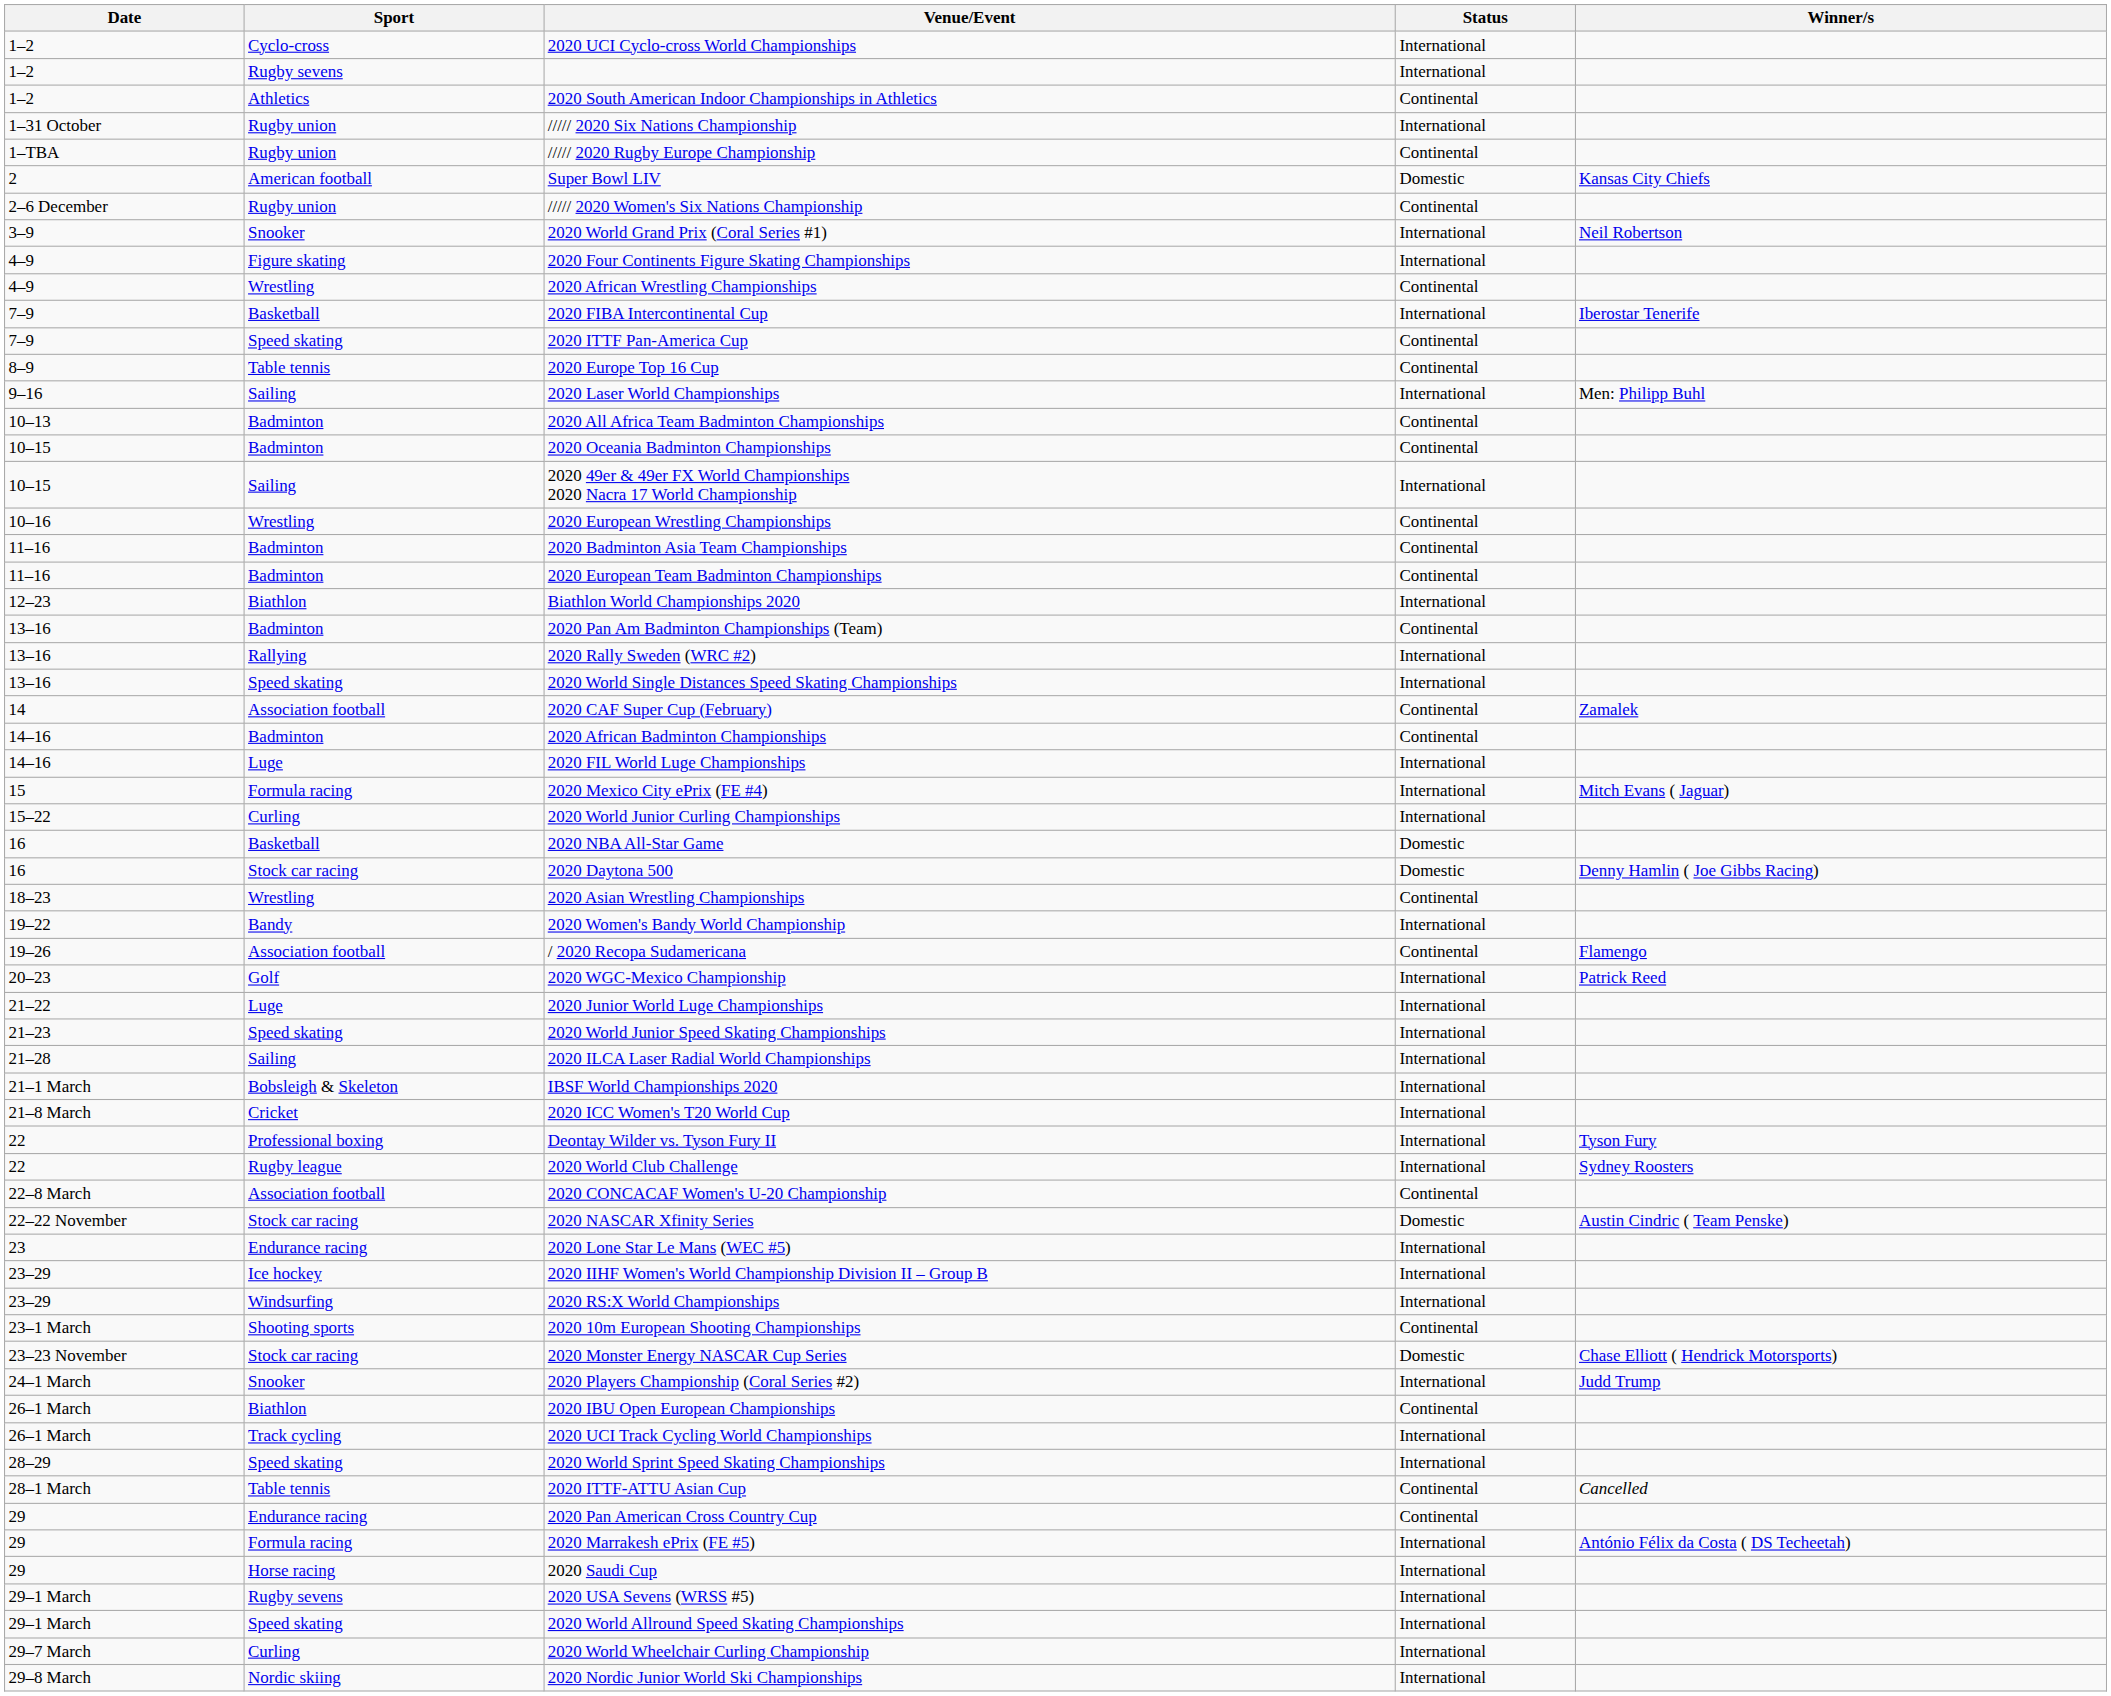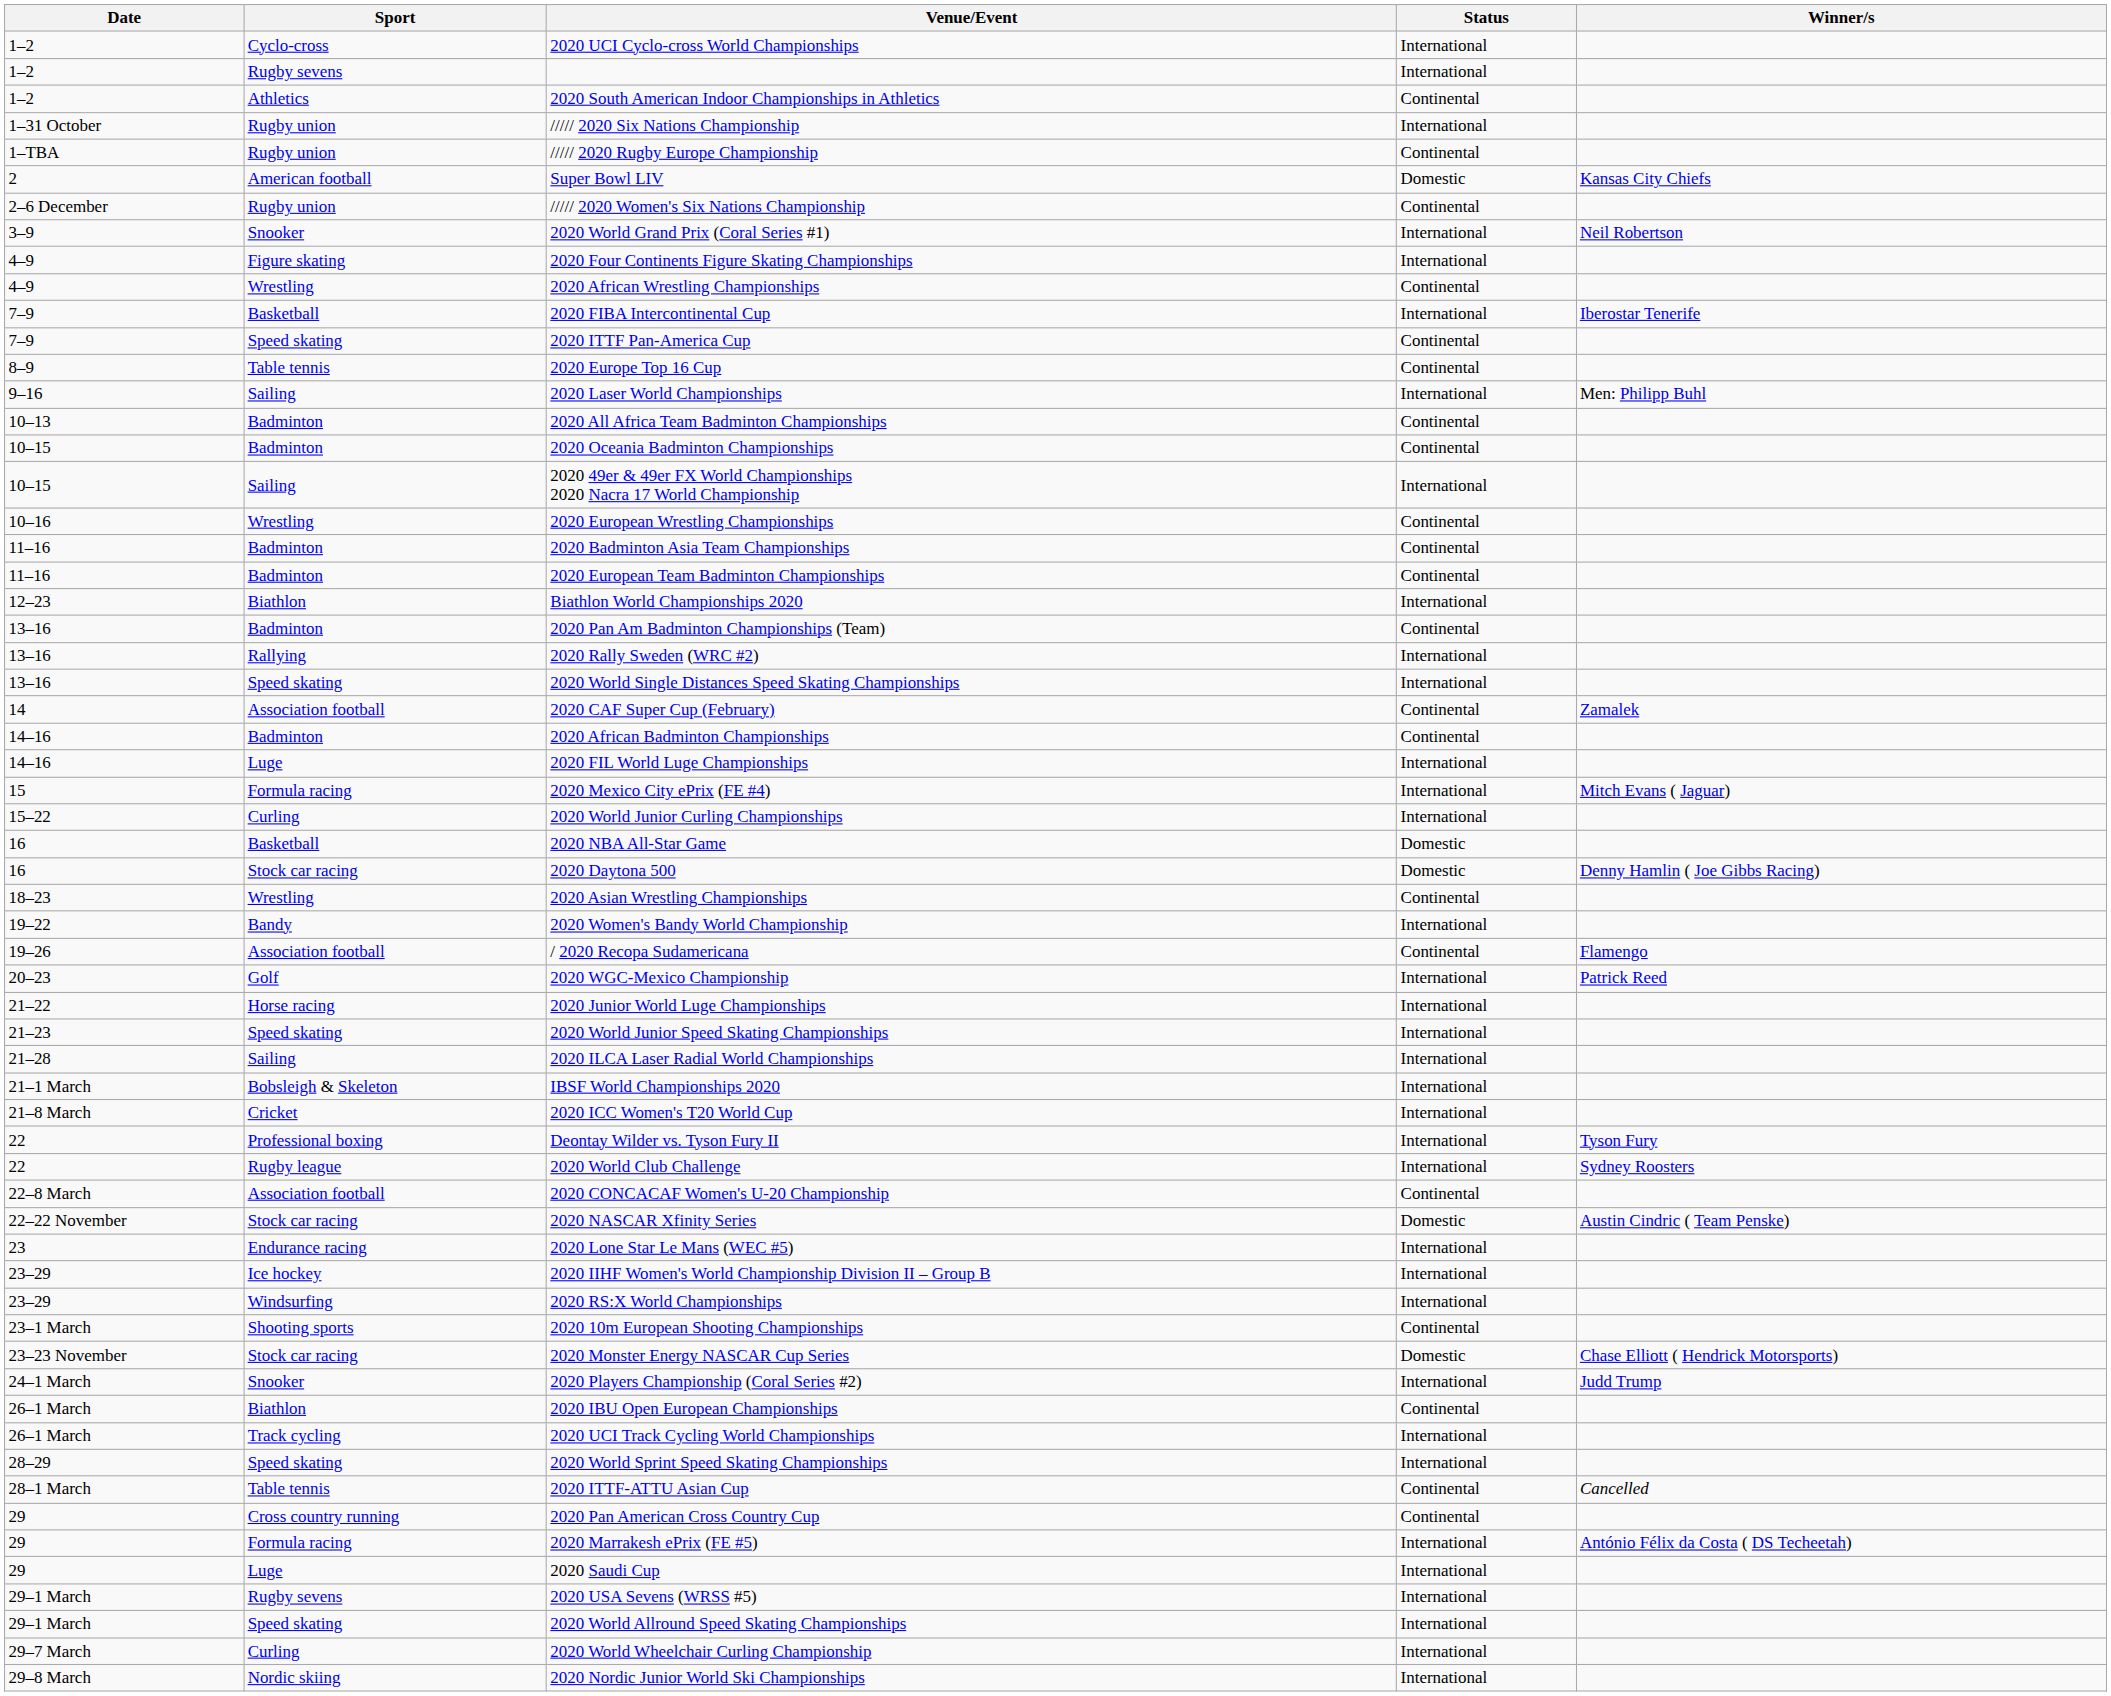(265, 1005) Luge -> (291, 1005) Horse racing
(308, 1516) Endurance racing -> (323, 1516) Cross country running
(292, 1570) Horse racing -> (265, 1570) Luge
